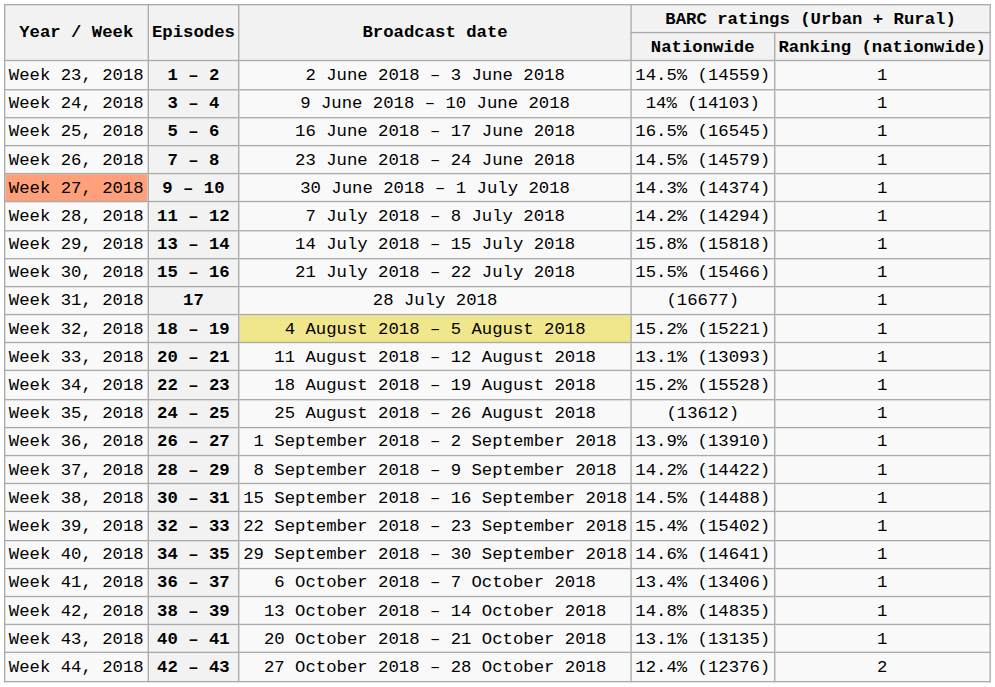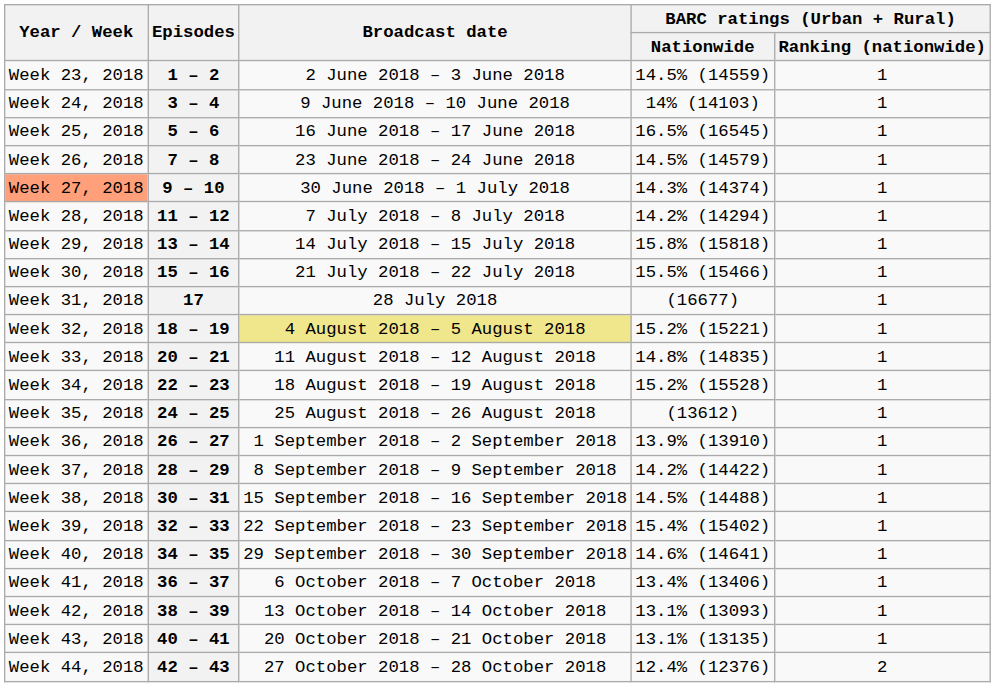(703, 357) 13.1% (13093) -> (703, 357) 14.8% (14835)
(703, 611) 14.8% (14835) -> (703, 611) 13.1% (13093)
